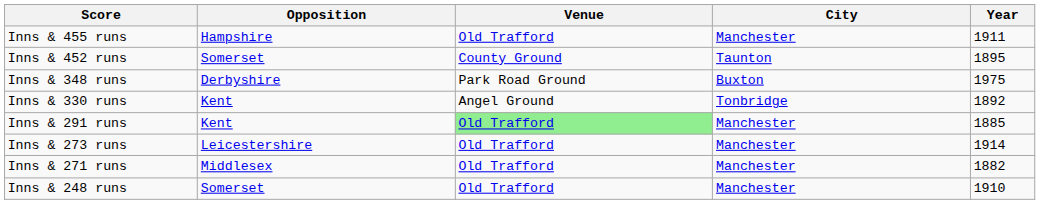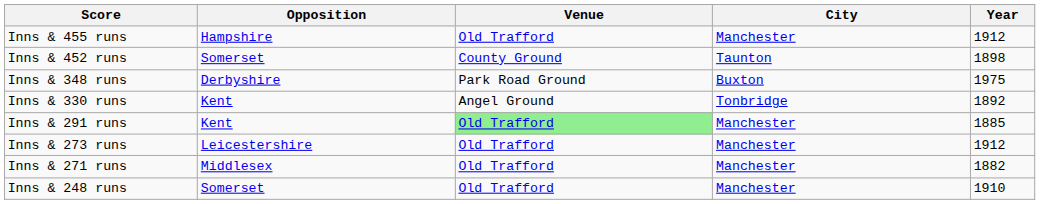(990, 37) 1911 -> (990, 37) 1912
(990, 59) 1895 -> (990, 59) 1898
(990, 145) 1914 -> (990, 145) 1912
